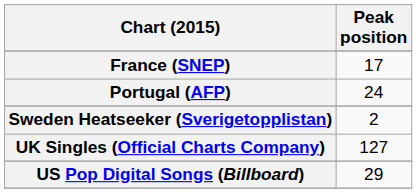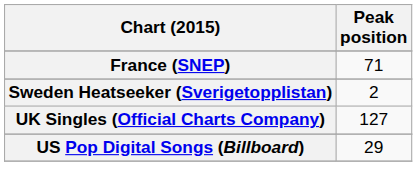(374, 65) 17 -> (374, 65) 71
- row: (170, 92)
